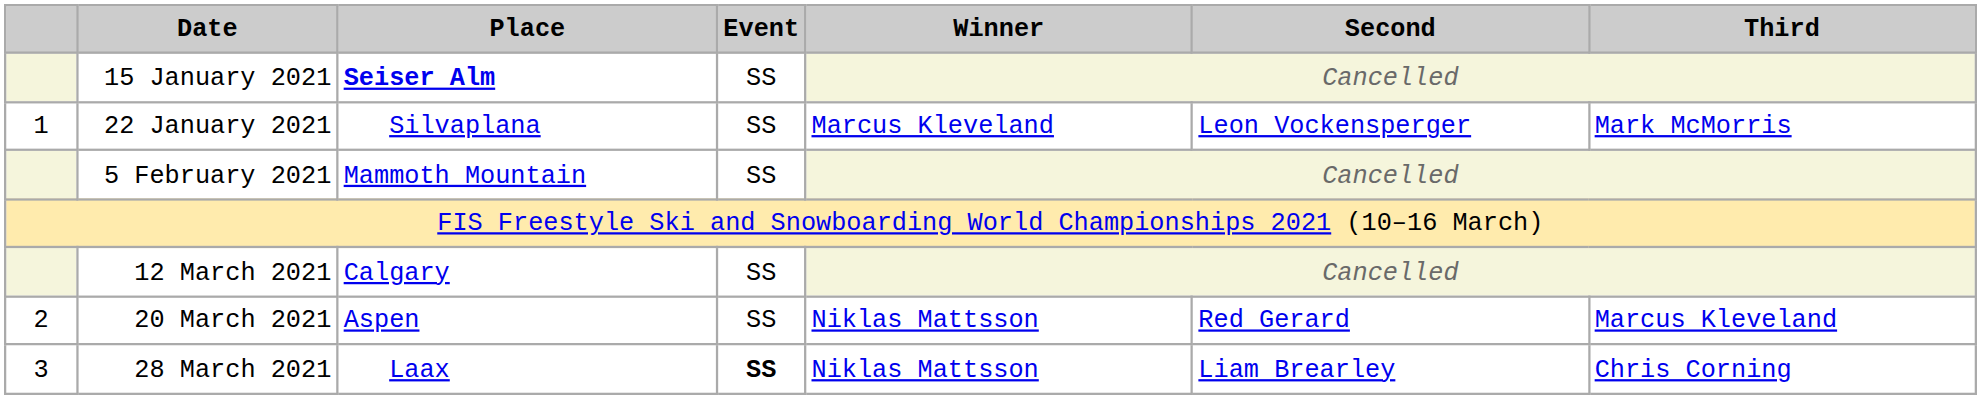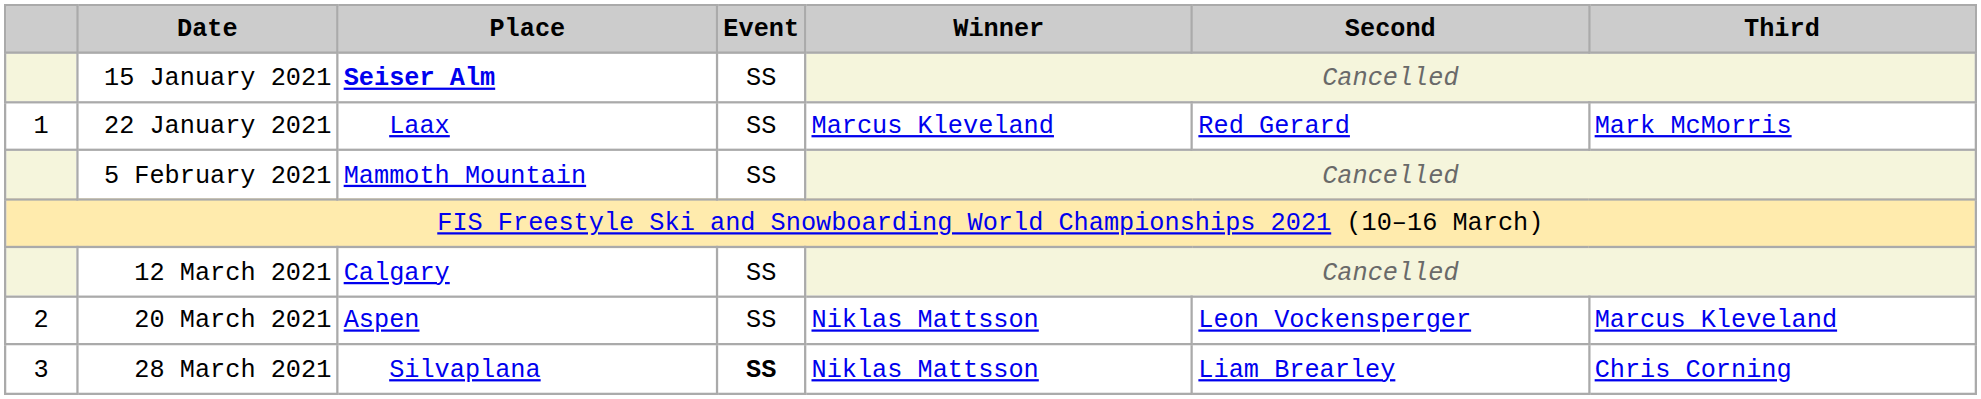(442, 127) Silvaplana -> (397, 127) Laax
(1335, 127) Leon Vockensperger -> (1274, 127) Red Gerard
(1274, 321) Red Gerard -> (1335, 321) Leon Vockensperger
(397, 369) Laax -> (442, 369) Silvaplana
